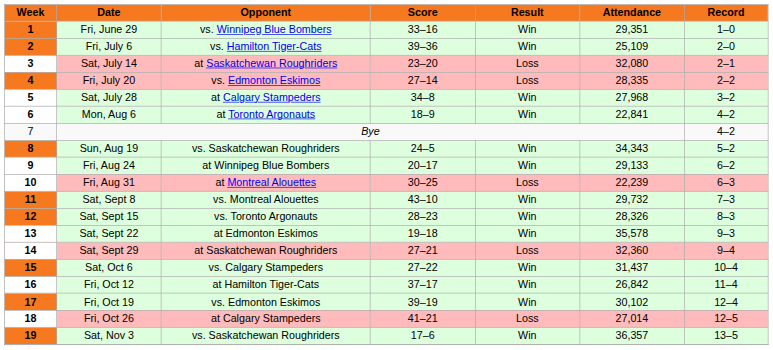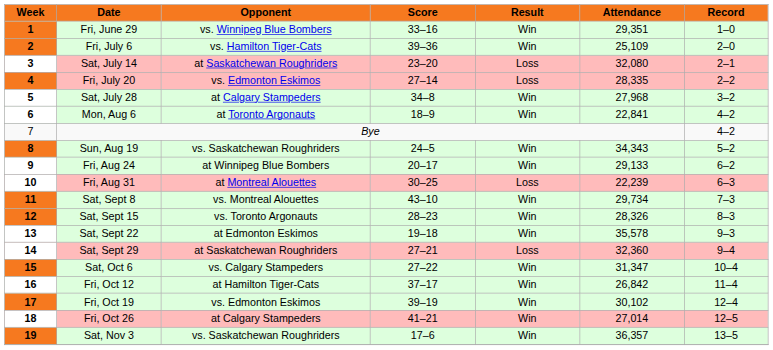(632, 200) 29,732 -> (632, 200) 29,734
(632, 268) 31,437 -> (632, 268) 31,347
(527, 319) Loss -> (527, 319) Win
